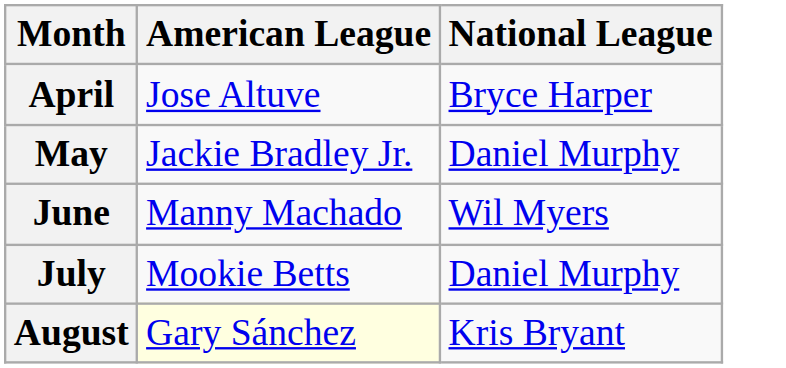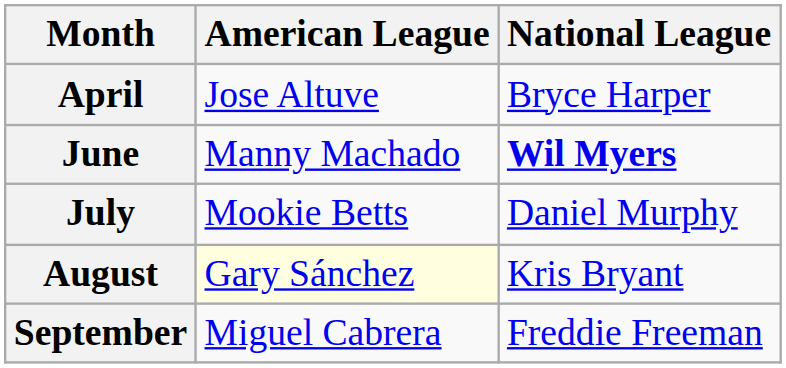- row: (71, 153)
(529, 213) normal -> (592, 153) bold
+ row: (101, 332)
